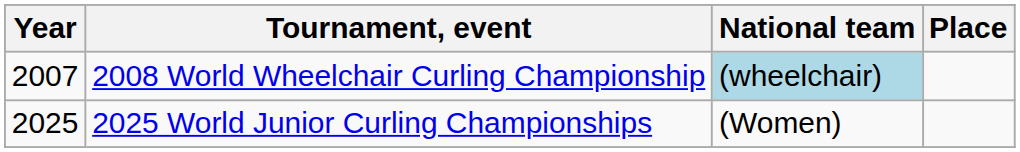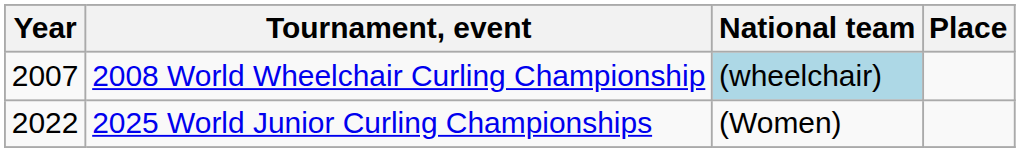(45, 123) 2025 -> (45, 123) 2022
